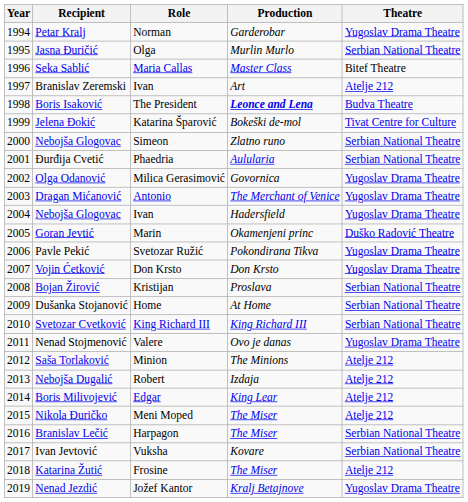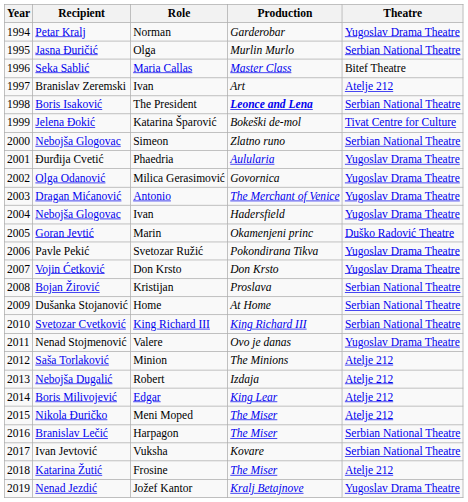(379, 104) Budva Theatre -> (403, 104) Serbian National Theatre
(403, 159) Serbian National Theatre -> (402, 159) Yugoslav Drama Theatre
